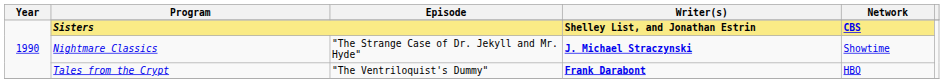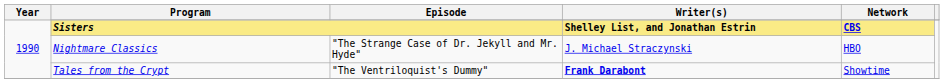(628, 49) bold -> (628, 49) normal
(867, 49) Showtime -> (852, 49) HBO
(852, 70) HBO -> (867, 70) Showtime
